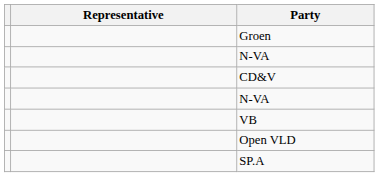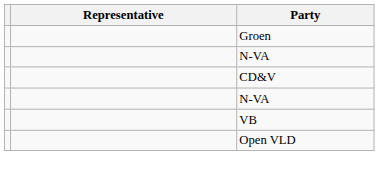- row: (7, 162)
